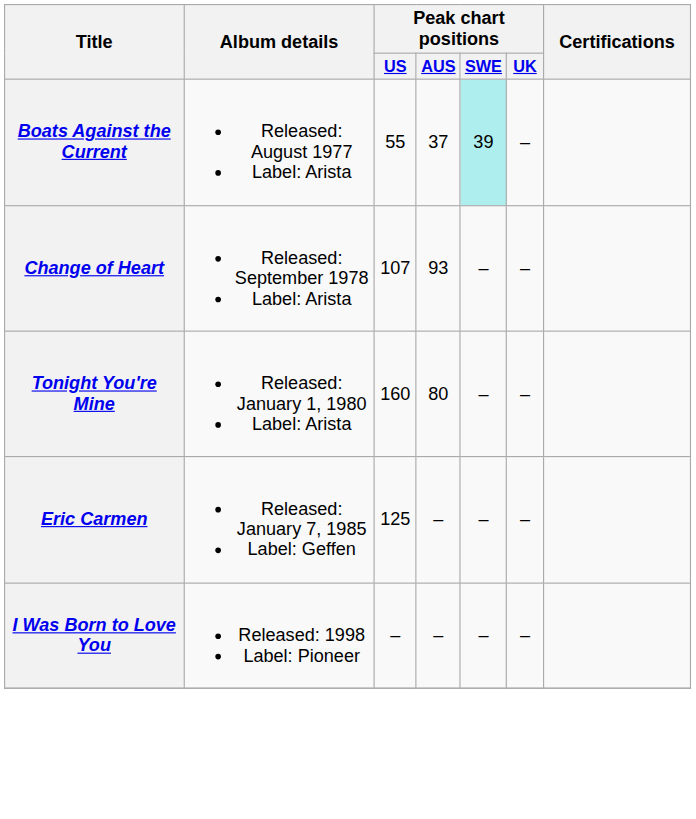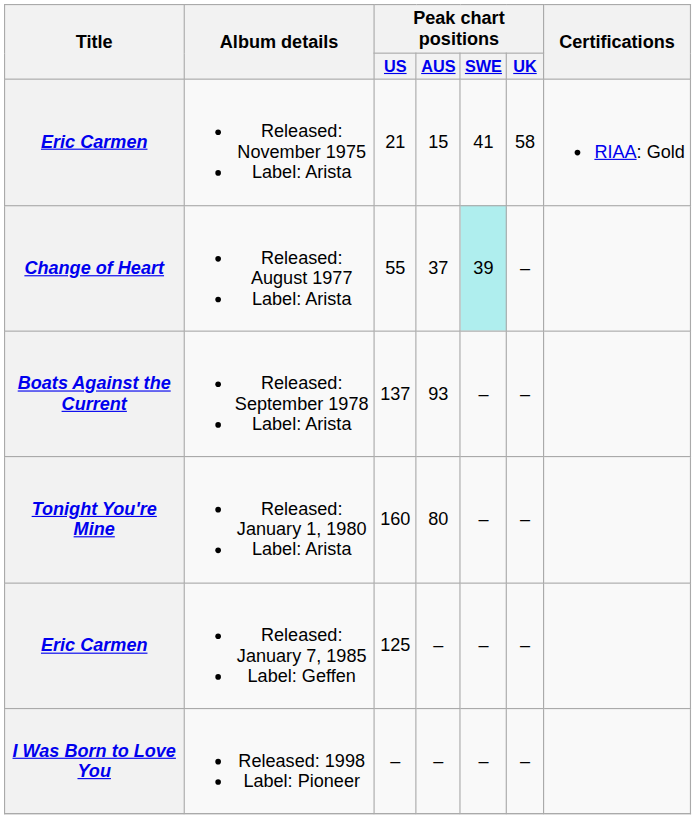+ row: (279, 152)
(94, 142) Boats Against the Current -> (94, 268) Change of Heart
(94, 268) Change of Heart -> (94, 393) Boats Against the Current
(395, 268) 107 -> (395, 393) 137
